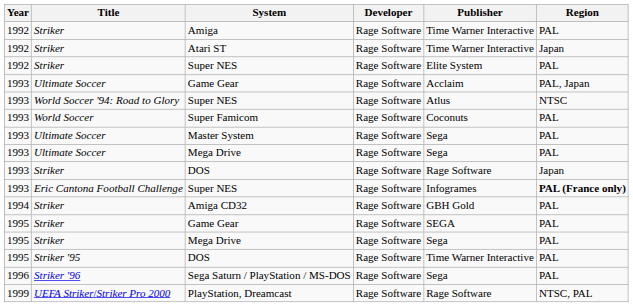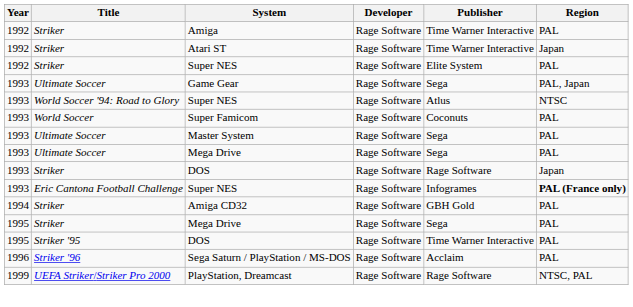(445, 83) Acclaim -> (437, 83) Sega
- row: (49, 223)
(437, 275) Sega -> (445, 258) Acclaim
